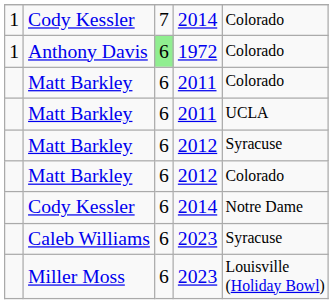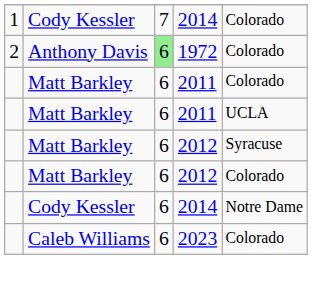(14, 51) 1 -> (14, 51) 2
(254, 238) Syracuse -> (255, 238) Colorado
- row: (76, 276)
